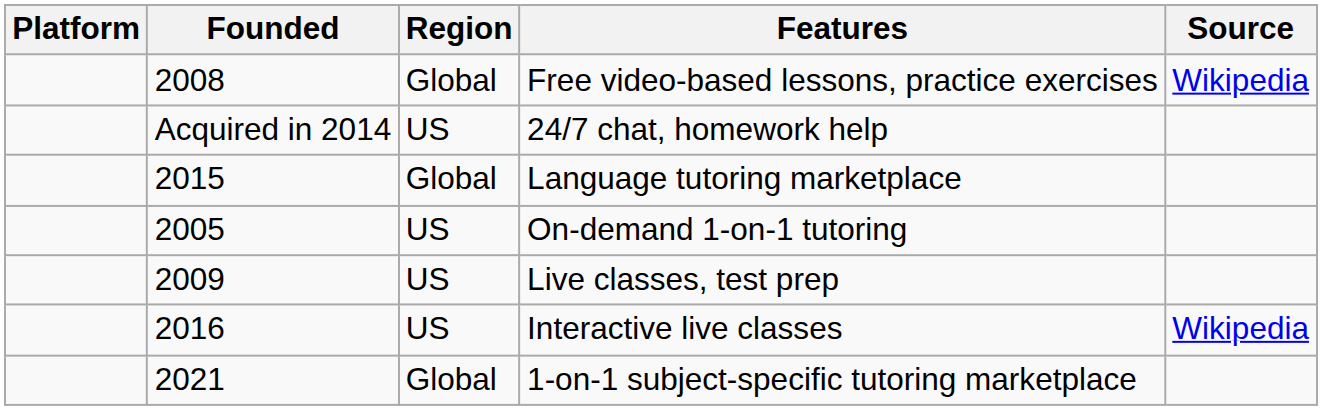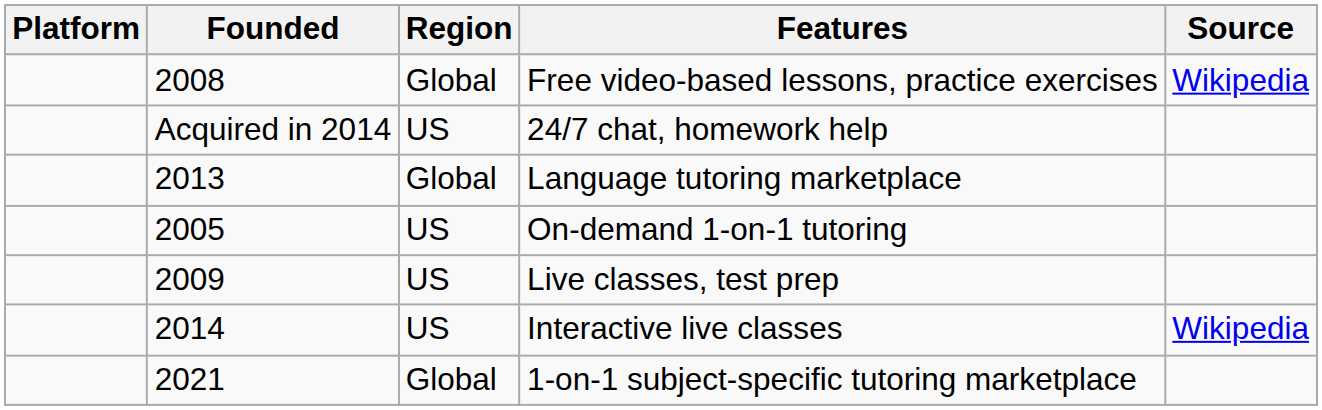(190, 179) 2015 -> (190, 179) 2013
(190, 329) 2016 -> (190, 329) 2014
